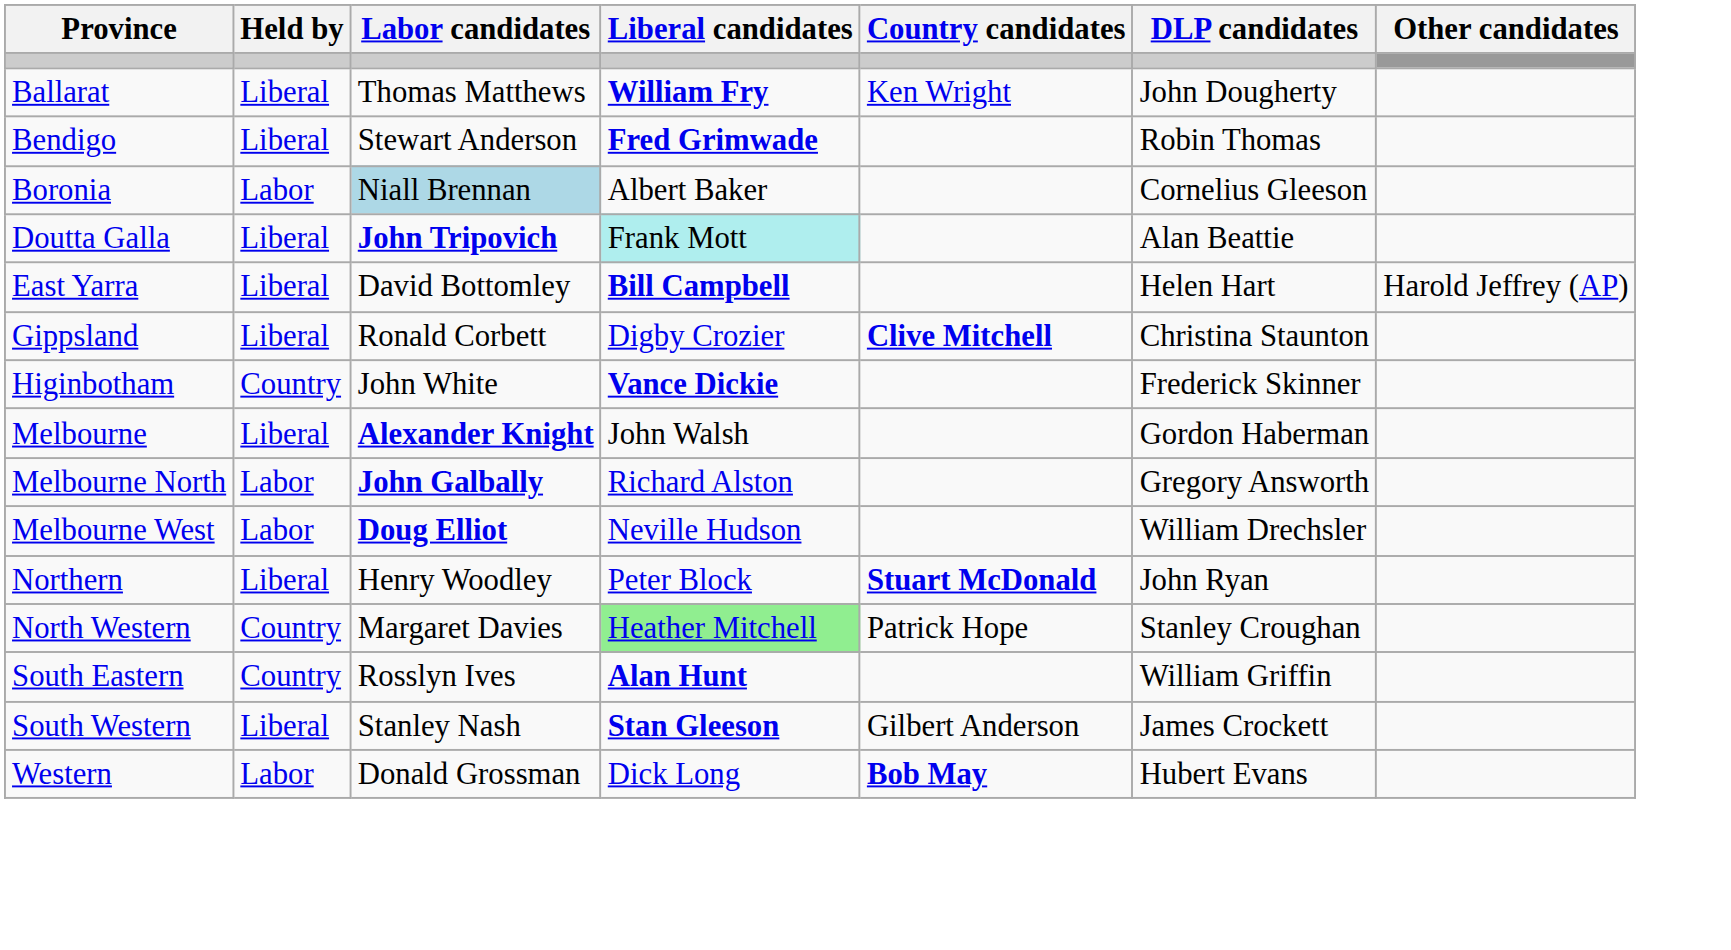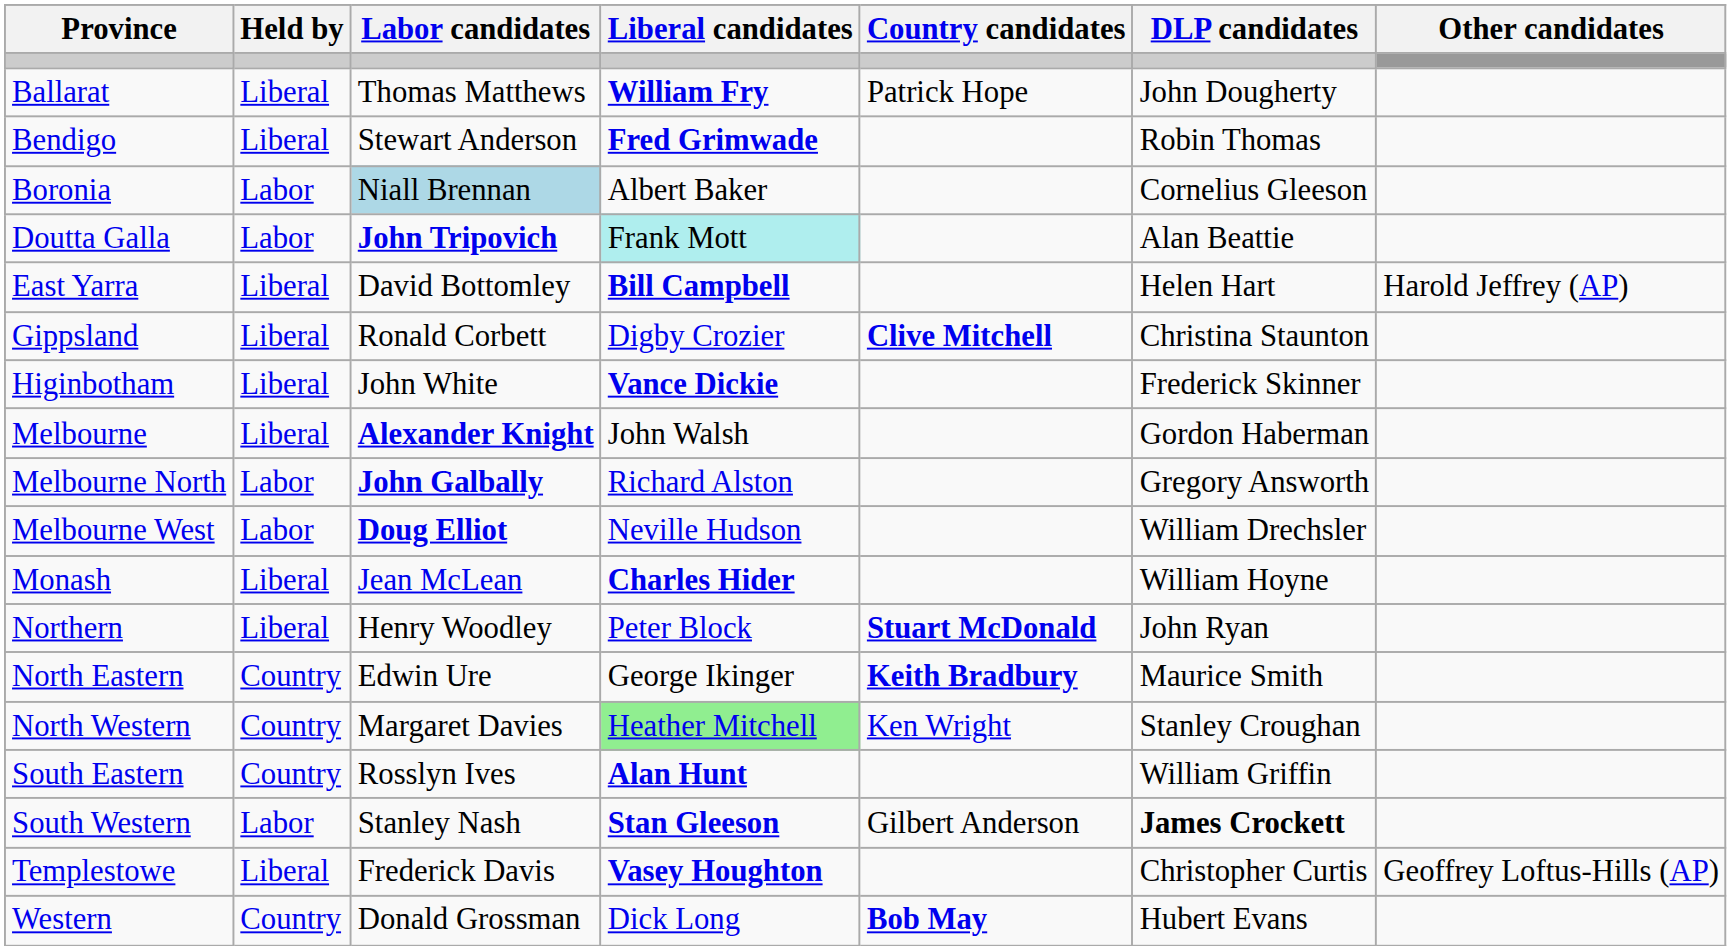(939, 91) Ken Wright -> (948, 91) Patrick Hope
(285, 237) Liberal -> (277, 237) Labor
(291, 384) Country -> (285, 384) Liberal
+ row: (62, 578)
+ row: (98, 676)
(948, 627) Patrick Hope -> (939, 725) Ken Wright
(285, 725) Liberal -> (277, 822) Labor
(1234, 725) normal -> (1242, 822) bold
+ row: (94, 871)
(277, 773) Labor -> (291, 919) Country
